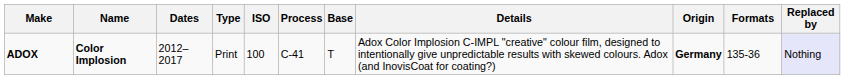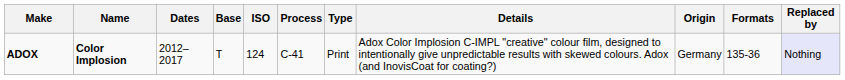columns swapped: (340, 19) <-> (228, 19)
(256, 54) 100 -> (255, 54) 124
(698, 54) bold -> (700, 54) normal
